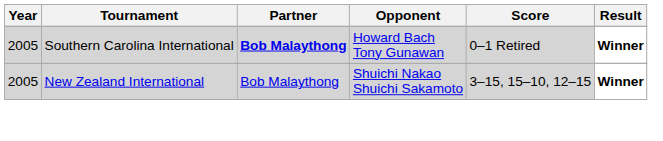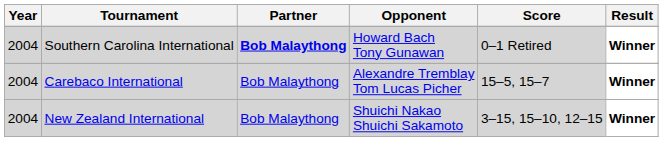(23, 45) 2005 -> (23, 45) 2004
+ row: (114, 82)
(23, 82) 2005 -> (23, 119) 2004
